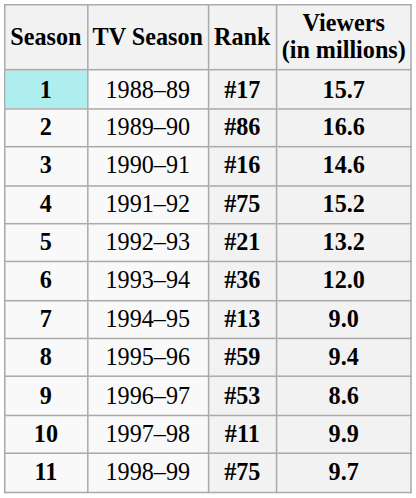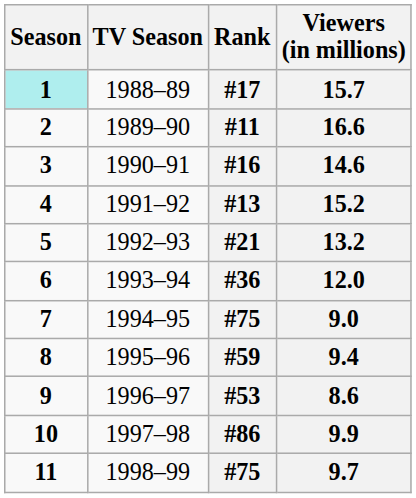(242, 127) #86 -> (242, 127) #11
(242, 204) #75 -> (242, 204) #13
(242, 319) #13 -> (242, 319) #75
(242, 434) #11 -> (242, 434) #86
